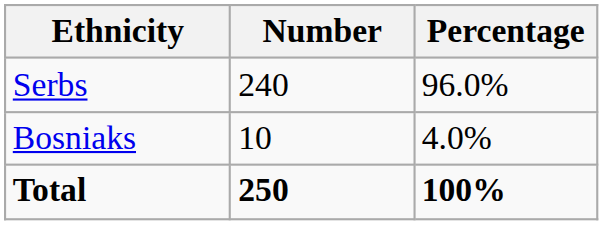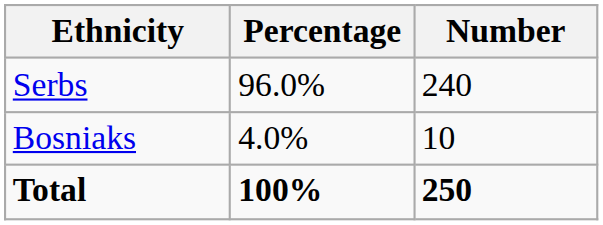columns swapped: (322, 31) <-> (506, 31)
